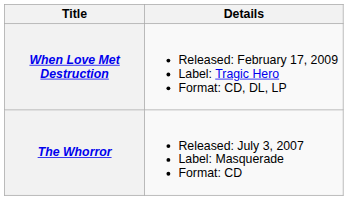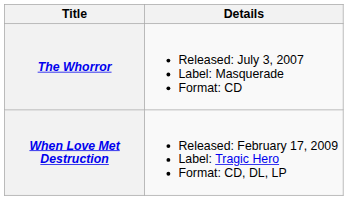rows swapped: (75, 152) <-> (75, 66)
